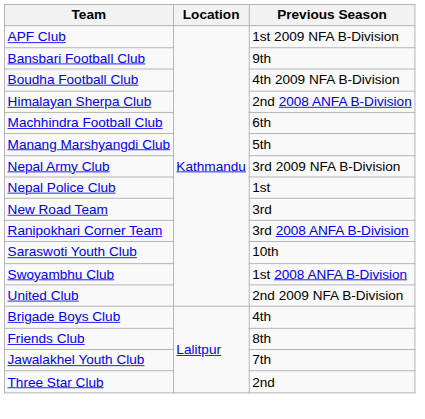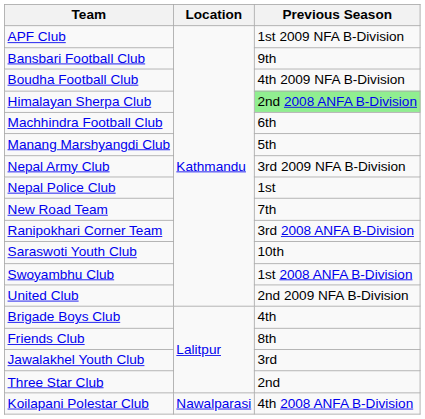(332, 101) no background -> (337, 101) lightgreen background
(262, 209) 3rd -> (267, 209) 7th
(262, 360) 7th -> (267, 360) 3rd
+ row: (78, 403)
